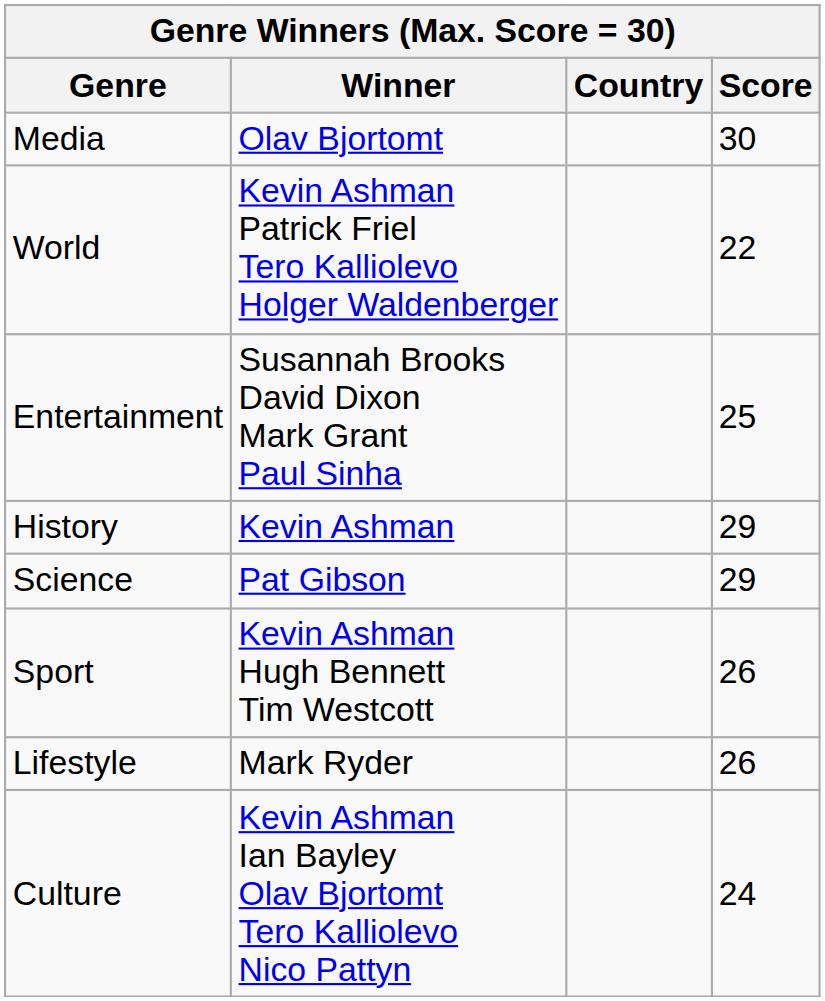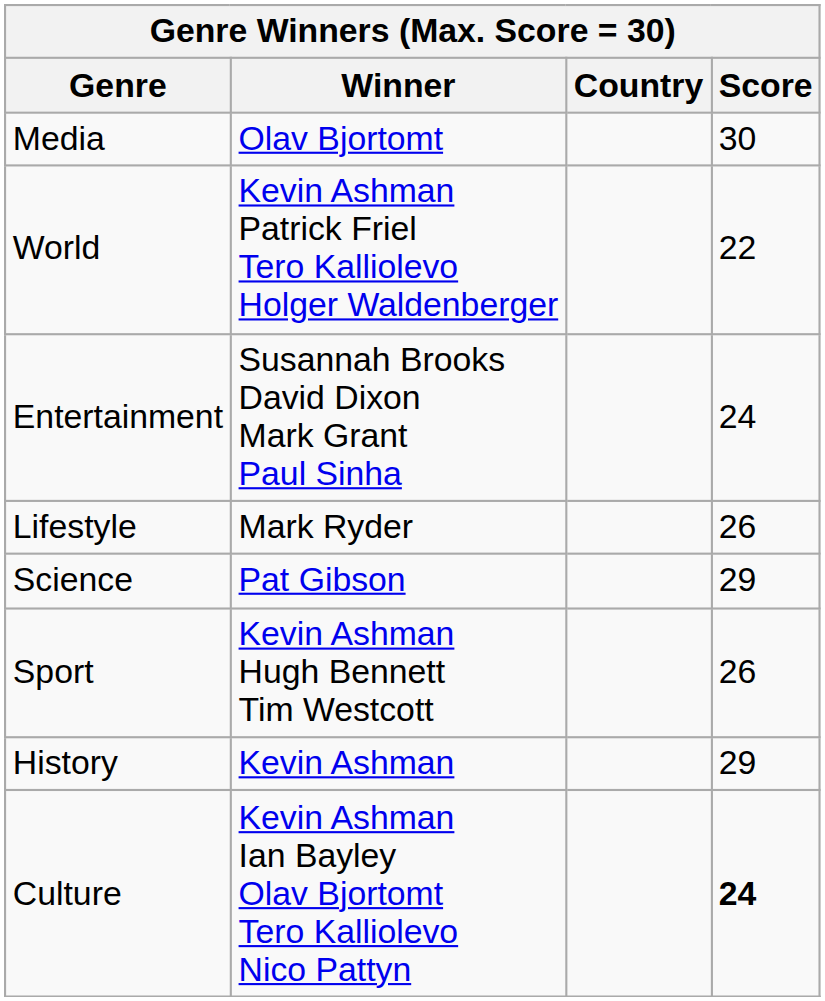(738, 416) 25 -> (738, 416) 24
rows swapped: (65, 526) <-> (75, 763)
(738, 892) normal -> (738, 892) bold
